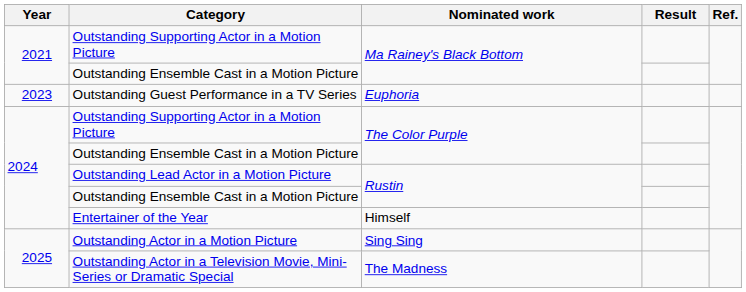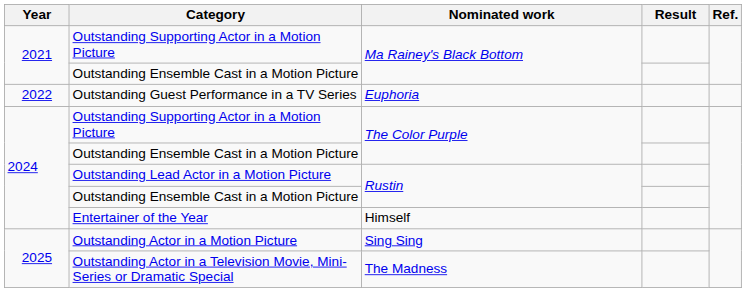(37, 95) 2023 -> (37, 95) 2022
